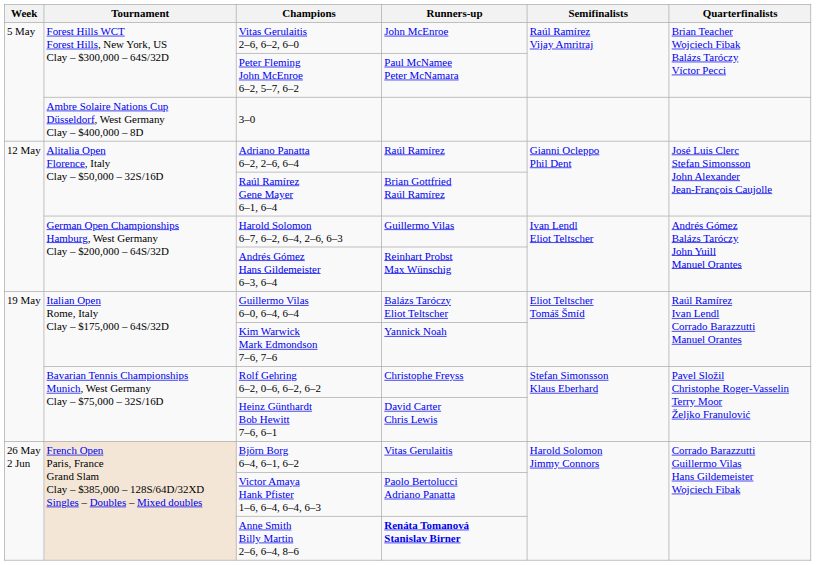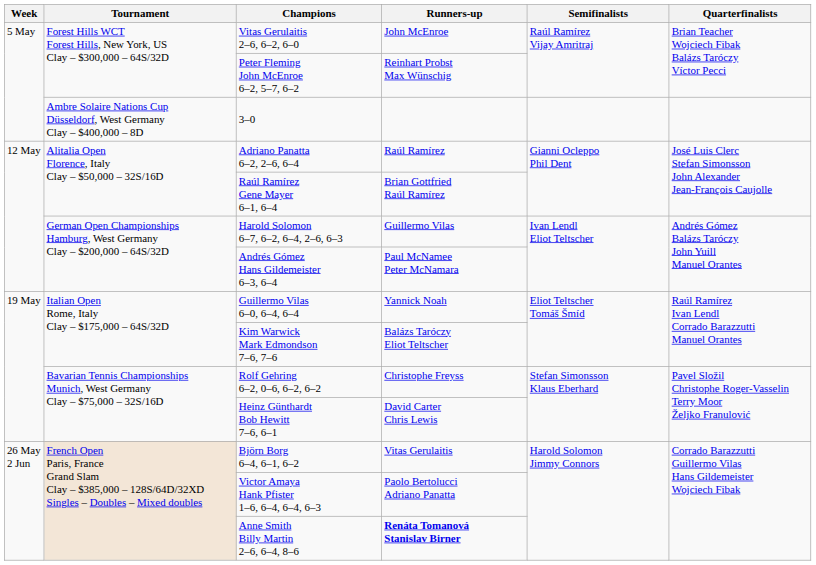(422, 69) Paul McNamee Peter McNamara -> (418, 69) Reinhart Probst Max Wünschig
(418, 263) Reinhart Probst Max Wünschig -> (422, 263) Paul McNamee Peter McNamara
(418, 307) Balázs Taróczy Eliot Teltscher -> (416, 300) Yannick Noah
(416, 331) Yannick Noah -> (418, 338) Balázs Taróczy Eliot Teltscher
